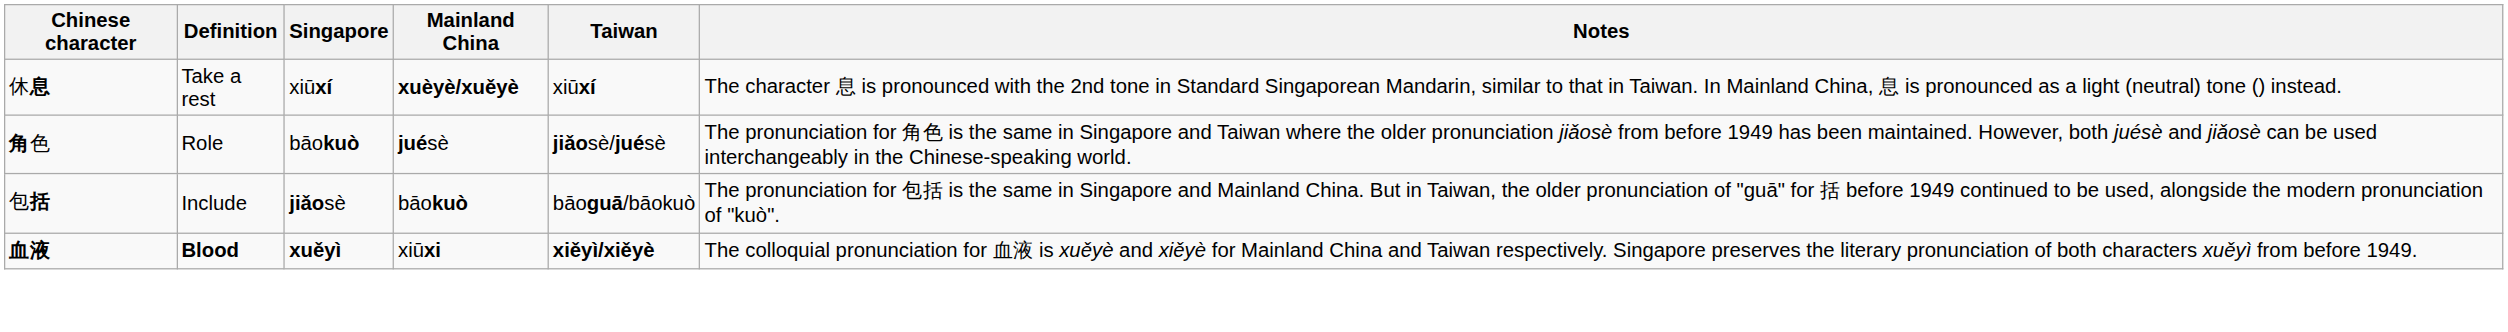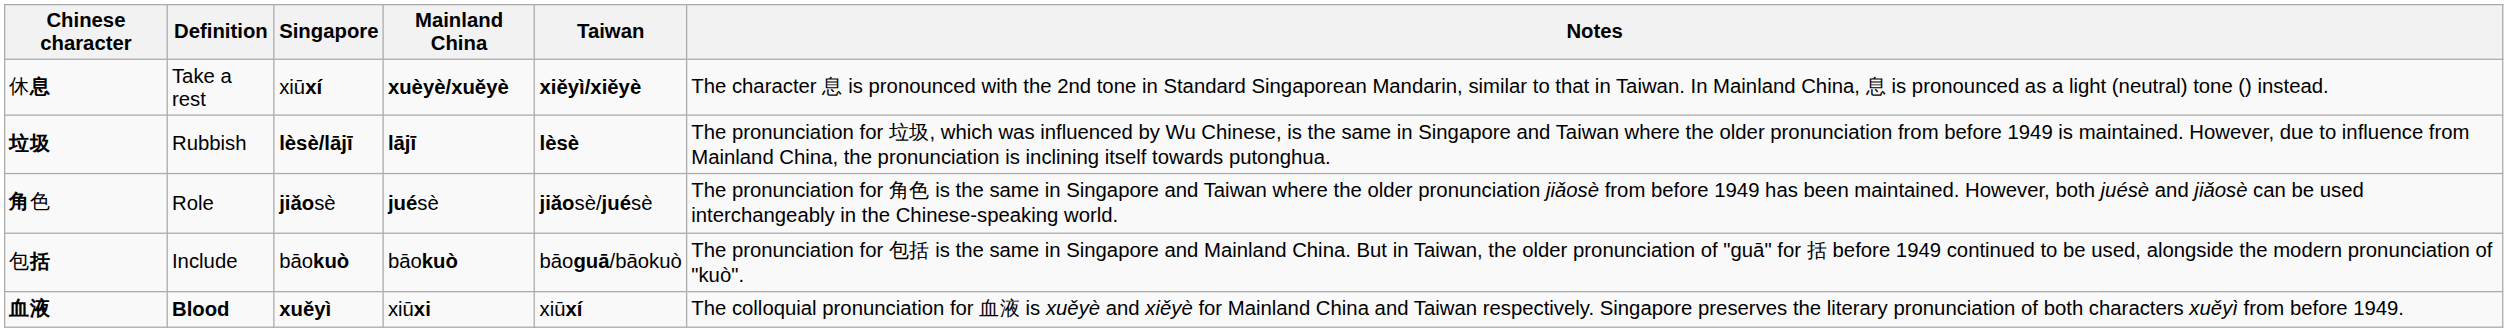(574, 87) xiūxí -> (590, 87) xiěyì/xiěyè
+ row: (30, 143)
(324, 144) bāokuò -> (307, 203) jiǎosè
(317, 203) jiǎosè -> (314, 261) bāokuò
(604, 250) xiěyì/xiěyè -> (561, 309) xiūxí
